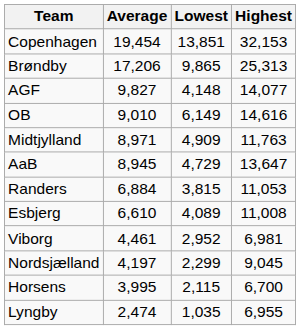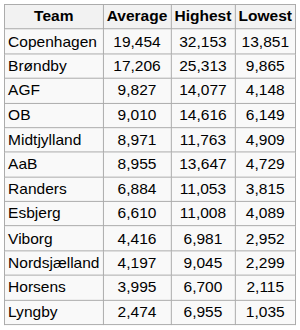columns swapped: (264, 16) <-> (201, 16)
(137, 164) 8,945 -> (137, 164) 8,955
(137, 238) 4,461 -> (137, 238) 4,416
